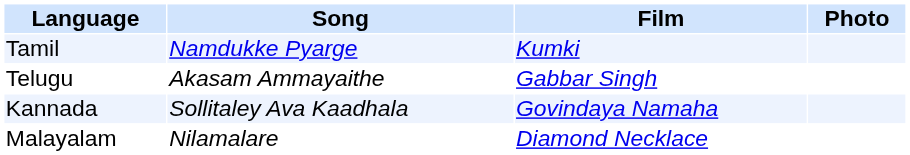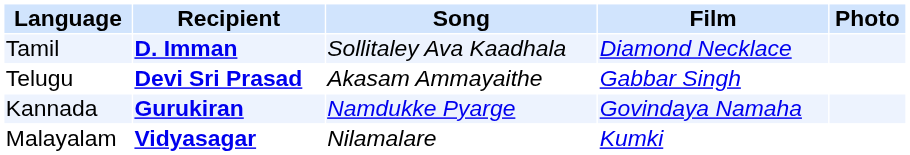+ column: (229, 18)
(263, 48) Namdukke Pyarge -> (447, 48) Sollitaley Ava Kaadhala
(548, 48) Kumki -> (696, 48) Diamond Necklace
(289, 108) Sollitaley Ava Kaadhala -> (421, 108) Namdukke Pyarge
(612, 138) Diamond Necklace -> (631, 138) Kumki
